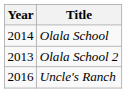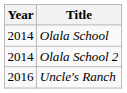(21, 56) 2013 -> (21, 56) 2014
